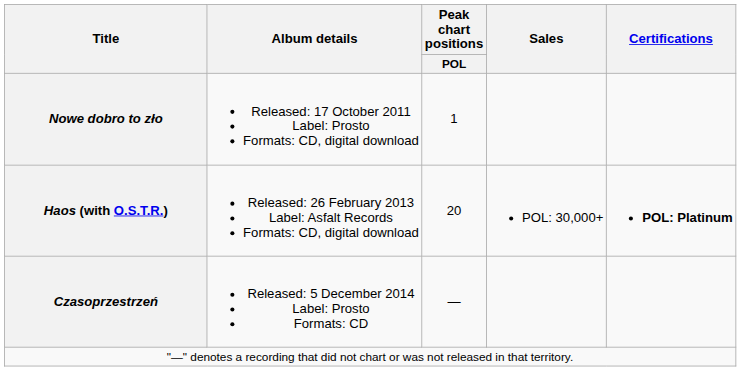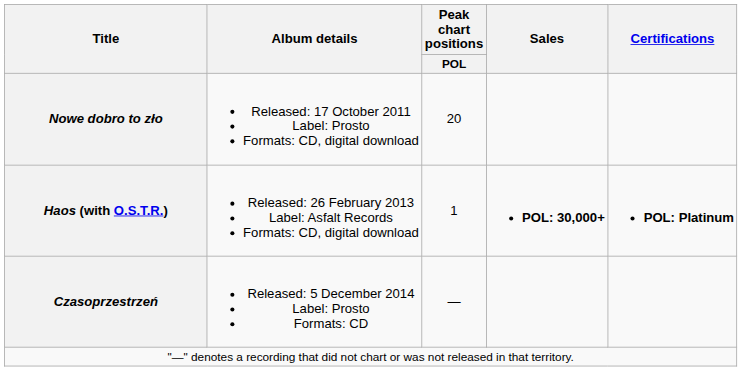(454, 119) 1 -> (454, 119) 20
(454, 210) 20 -> (454, 210) 1
(546, 218) normal -> (547, 218) bold
